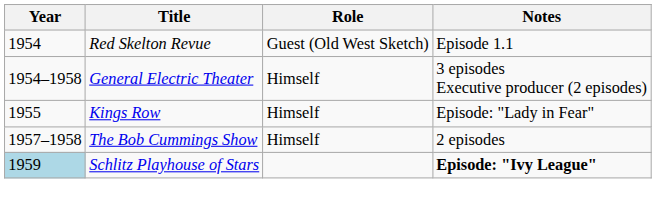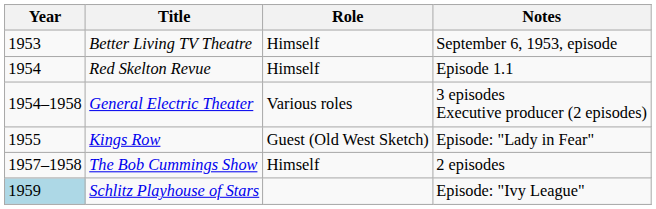+ row: (171, 43)
(348, 43) Guest (Old West Sketch) -> (293, 69) Himself
(293, 78) Himself -> (310, 104) Various roles
(293, 113) Himself -> (348, 139) Guest (Old West Sketch)
(517, 165) bold -> (510, 191) normal
